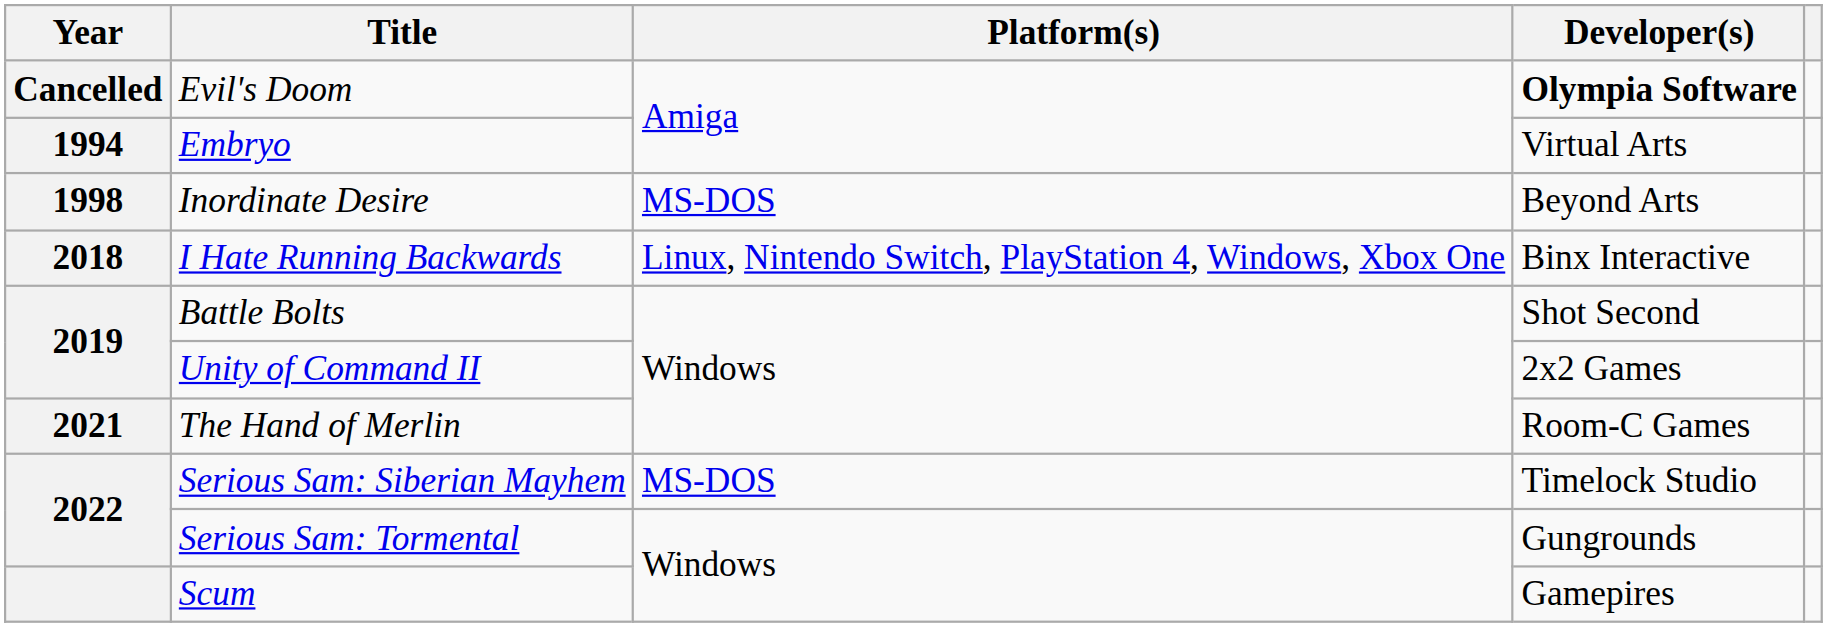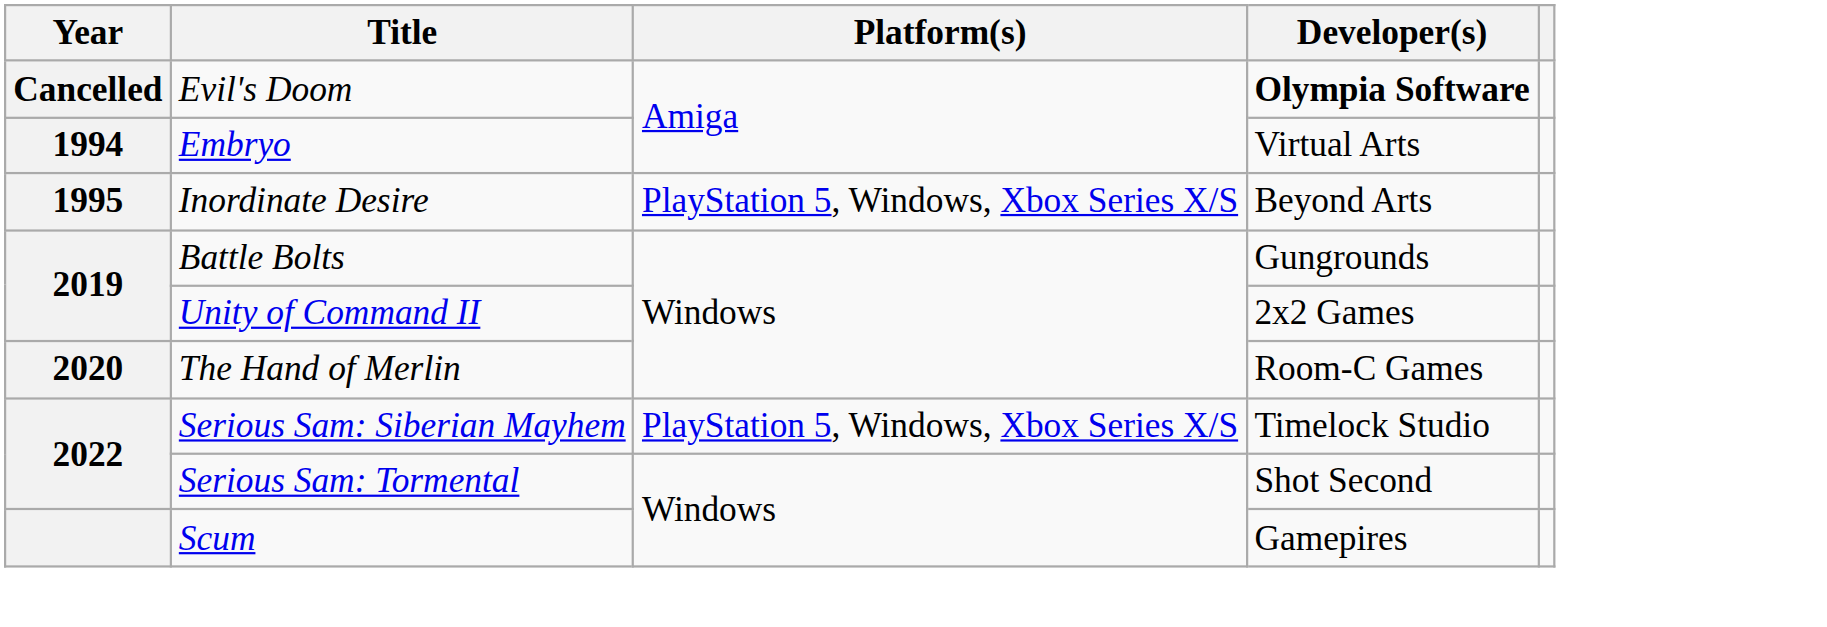(88, 200) 1998 -> (88, 200) 1995
(709, 200) MS-DOS -> (940, 200) PlayStation 5, Windows, Xbox Series X/S
- row: (370, 256)
(1610, 312) Shot Second -> (1342, 256) Gungrounds
(88, 425) 2021 -> (88, 369) 2020
(709, 481) MS-DOS -> (940, 425) PlayStation 5, Windows, Xbox Series X/S
(1609, 537) Gungrounds -> (1343, 481) Shot Second
